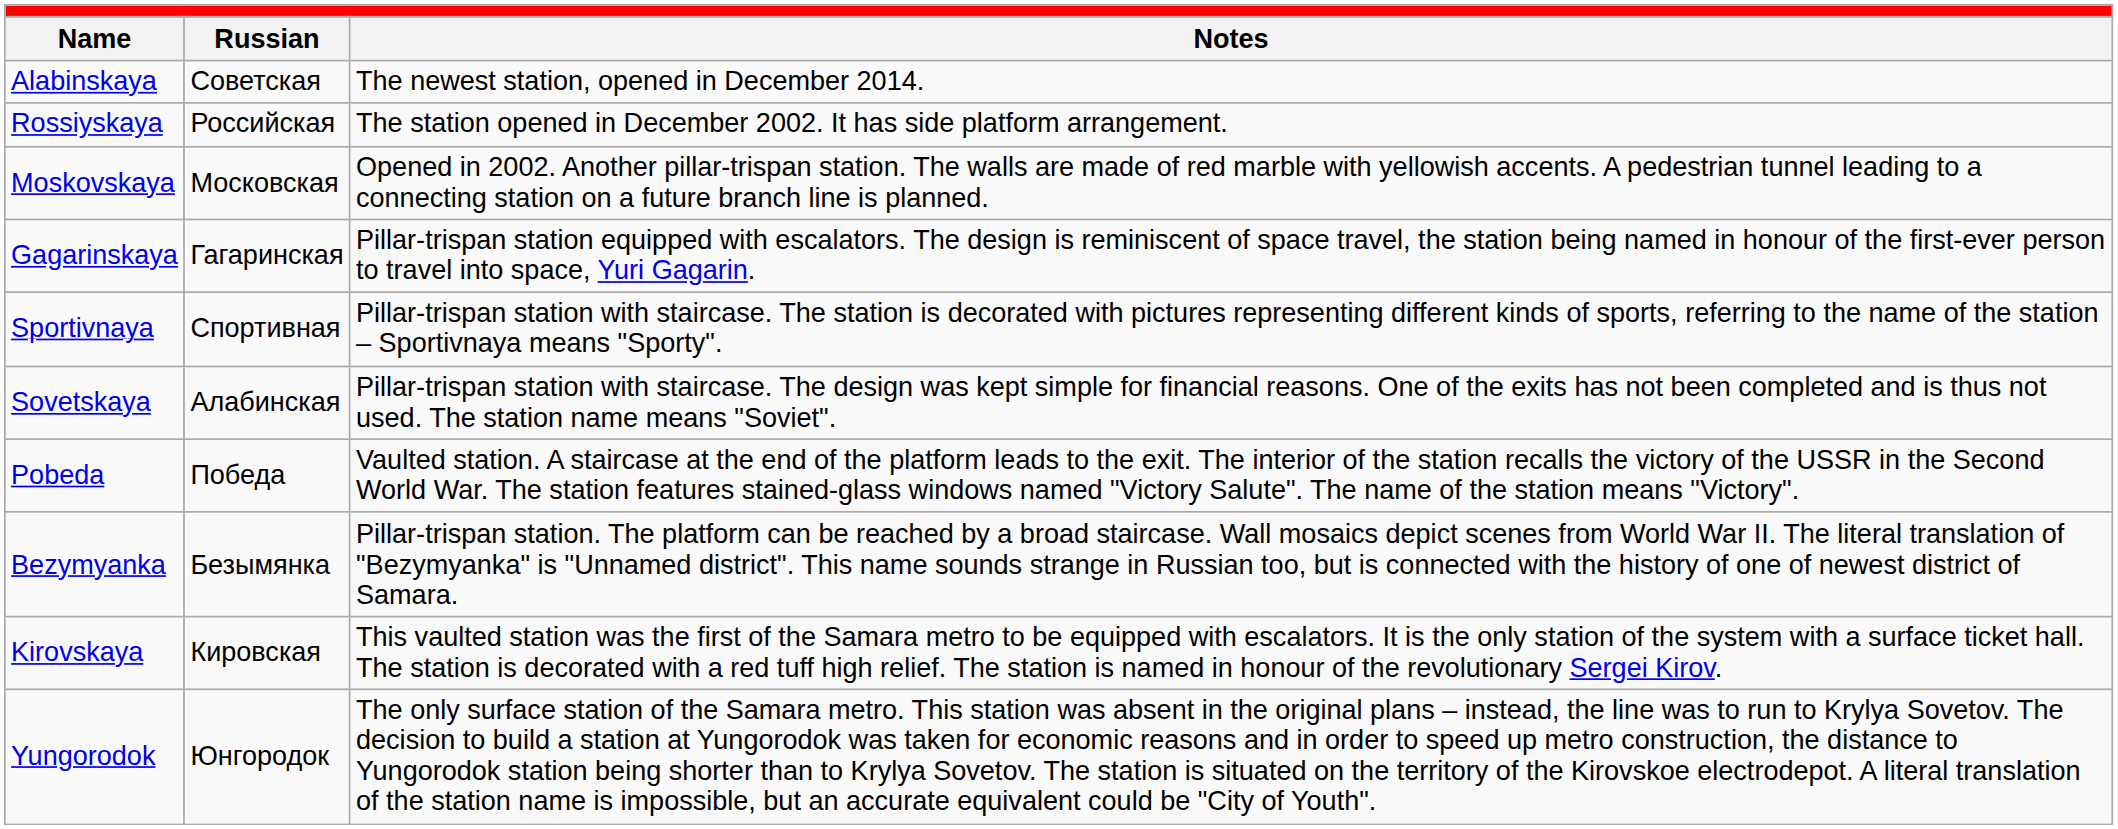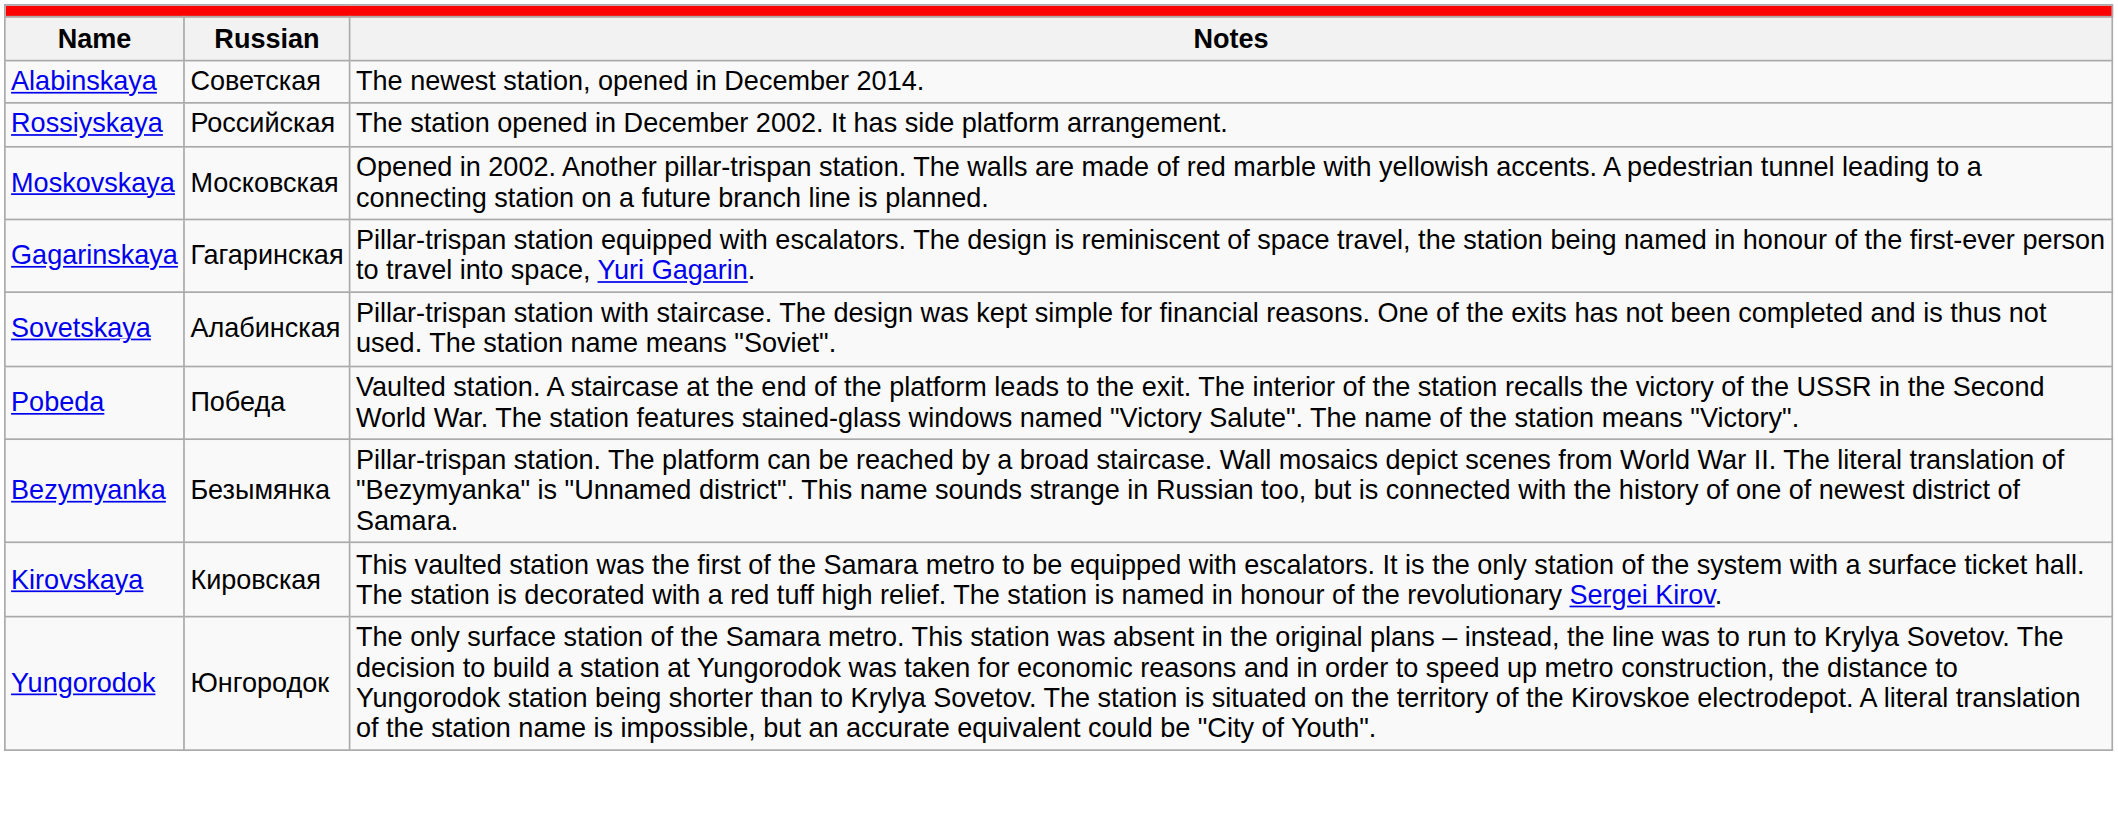- row: (82, 328)
